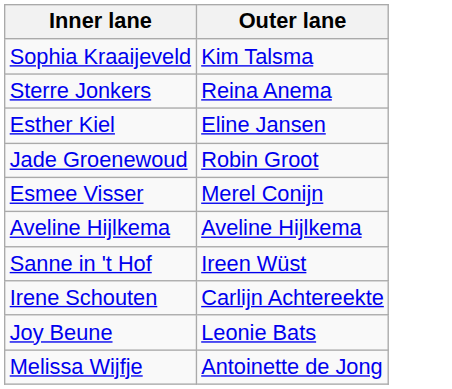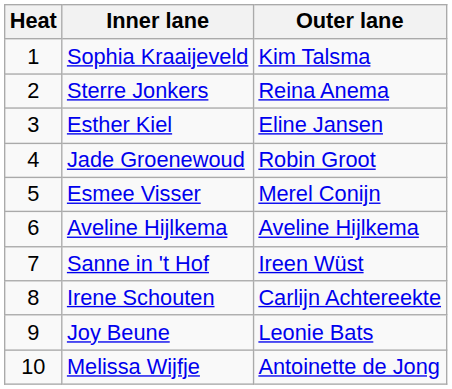+ column: (33, 21)
